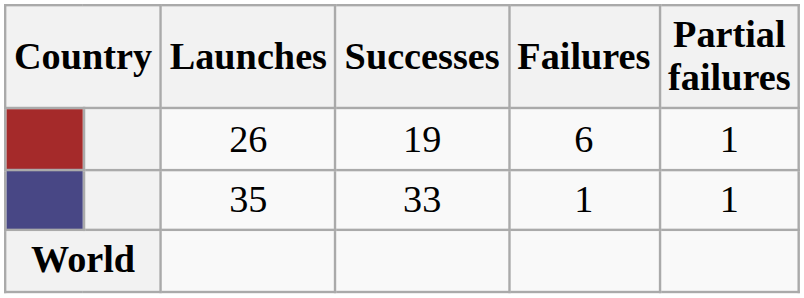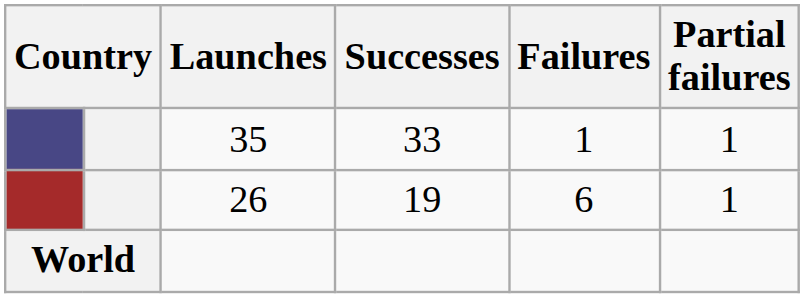rows swapped: (248, 138) <-> (248, 199)
